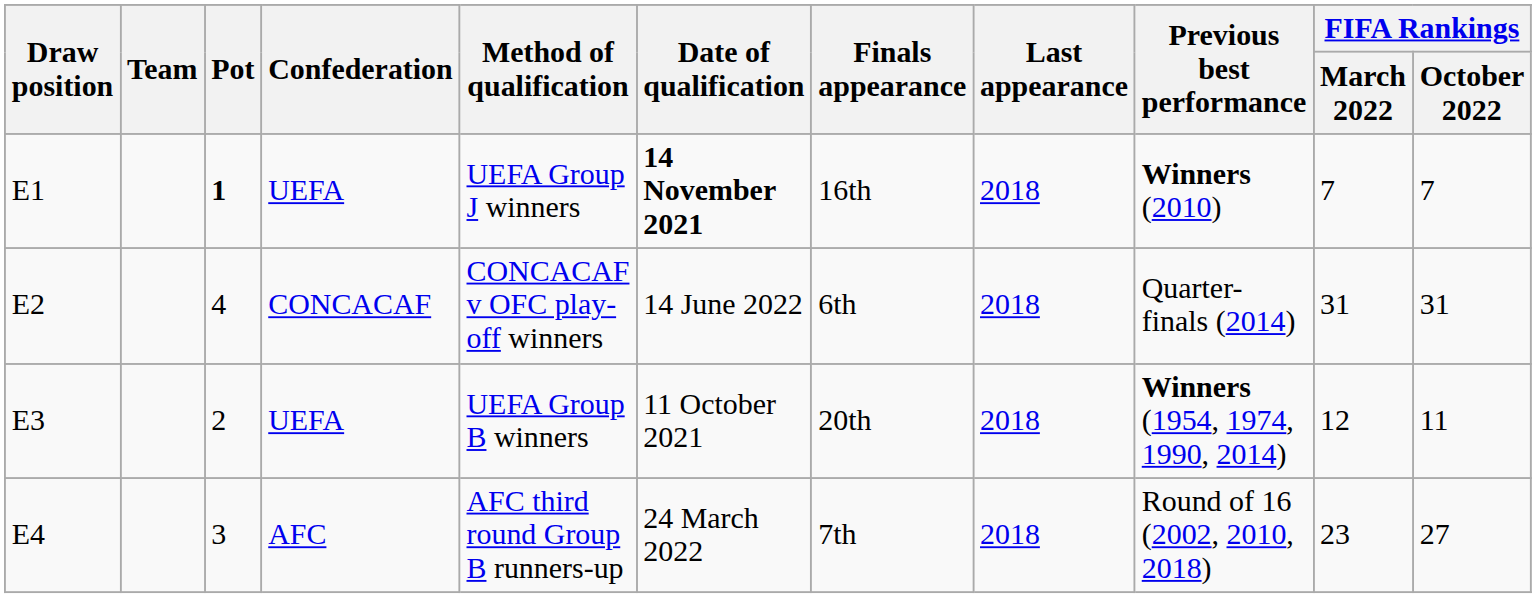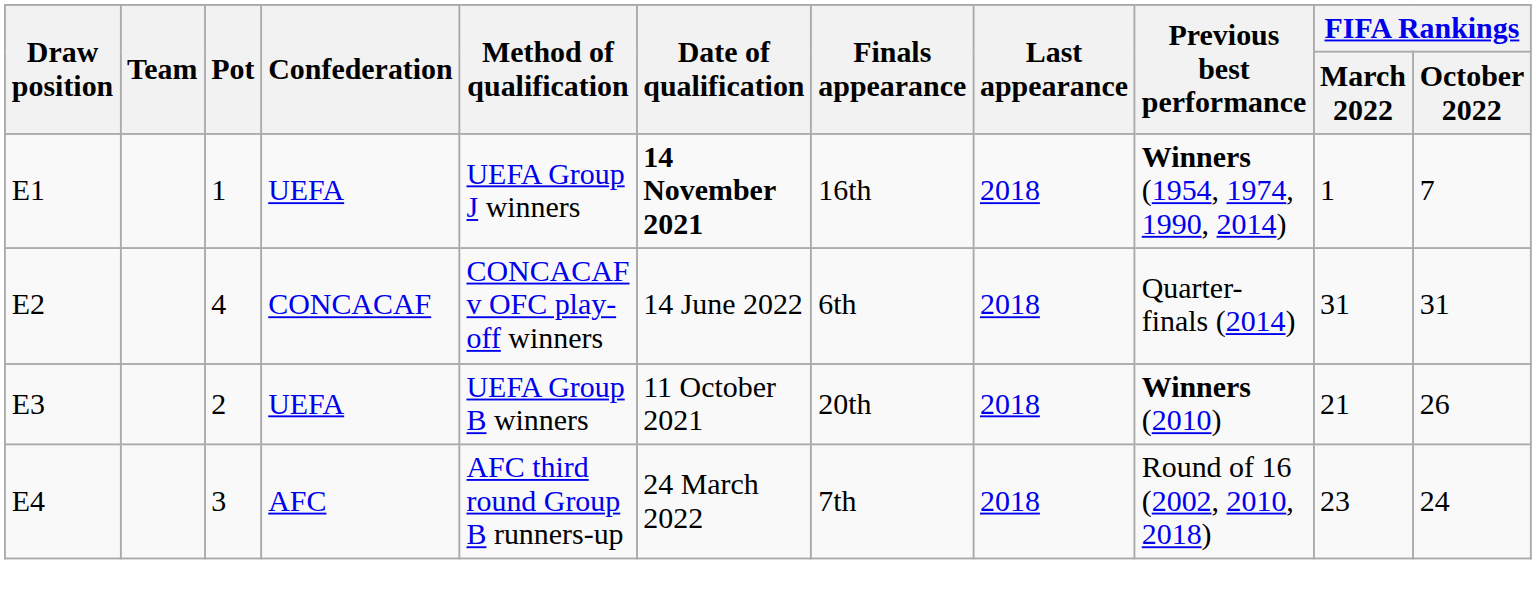(219, 190) bold -> (219, 190) normal
(1196, 190) Winners (2010) -> (1218, 190) Winners (1954, 1974, 1990, 2014)
(1328, 190) 7 -> (1328, 190) 1
(1218, 419) Winners (1954, 1974, 1990, 2014) -> (1196, 403) Winners (2010)
(1335, 419) 12 -> (1335, 403) 21
(1434, 419) 11 -> (1435, 403) 26
(1435, 534) 27 -> (1435, 501) 24
